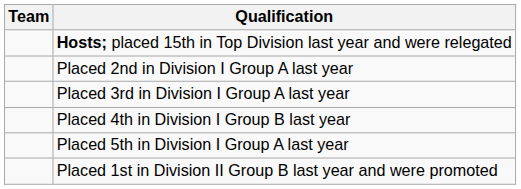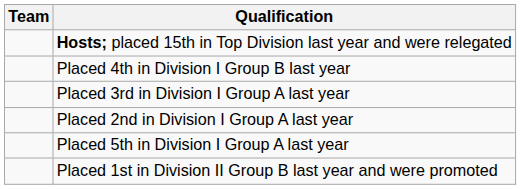rows swapped: (205, 68) <-> (204, 119)
